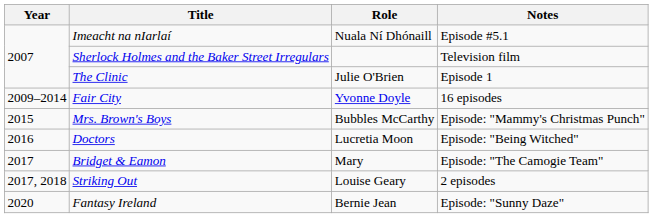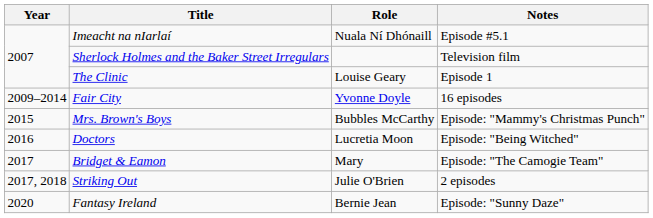(369, 77) Julie O'Brien -> (370, 77) Louise Geary
(370, 181) Louise Geary -> (369, 181) Julie O'Brien
